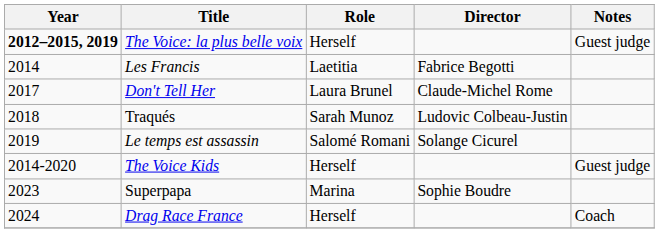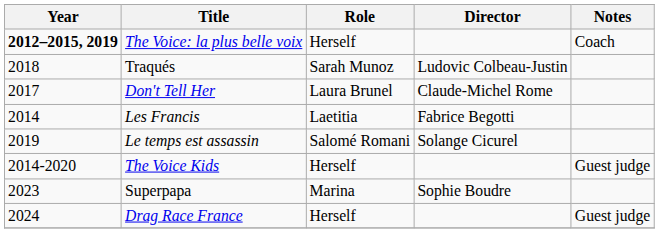(613, 41) Guest judge -> (595, 41) Coach
rows swapped: (162, 66) <-> (150, 116)
(595, 215) Coach -> (613, 215) Guest judge
